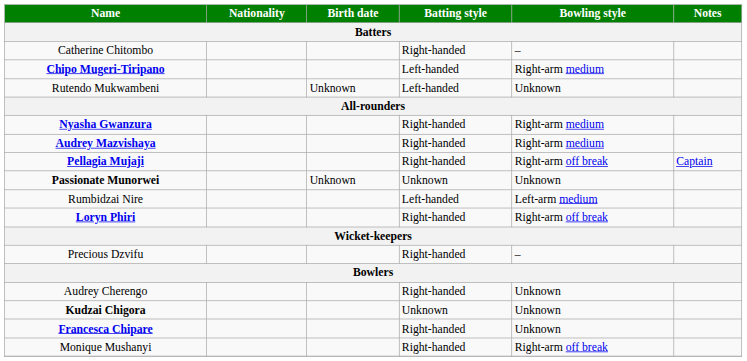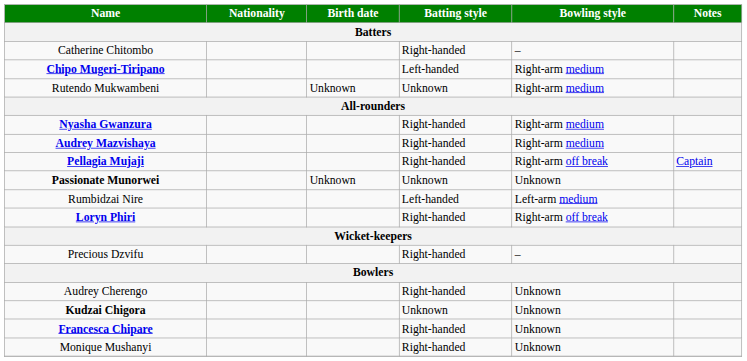(430, 87) Left-handed -> (425, 87) Unknown
(538, 87) Unknown -> (559, 87) Right-arm medium
(561, 347) Right-arm off break -> (538, 347) Unknown
